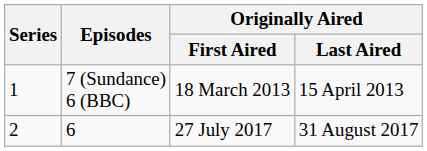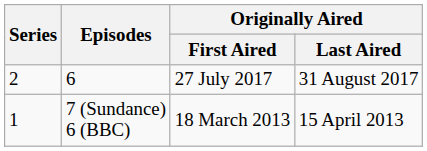rows swapped: (116, 89) <-> (71, 130)
